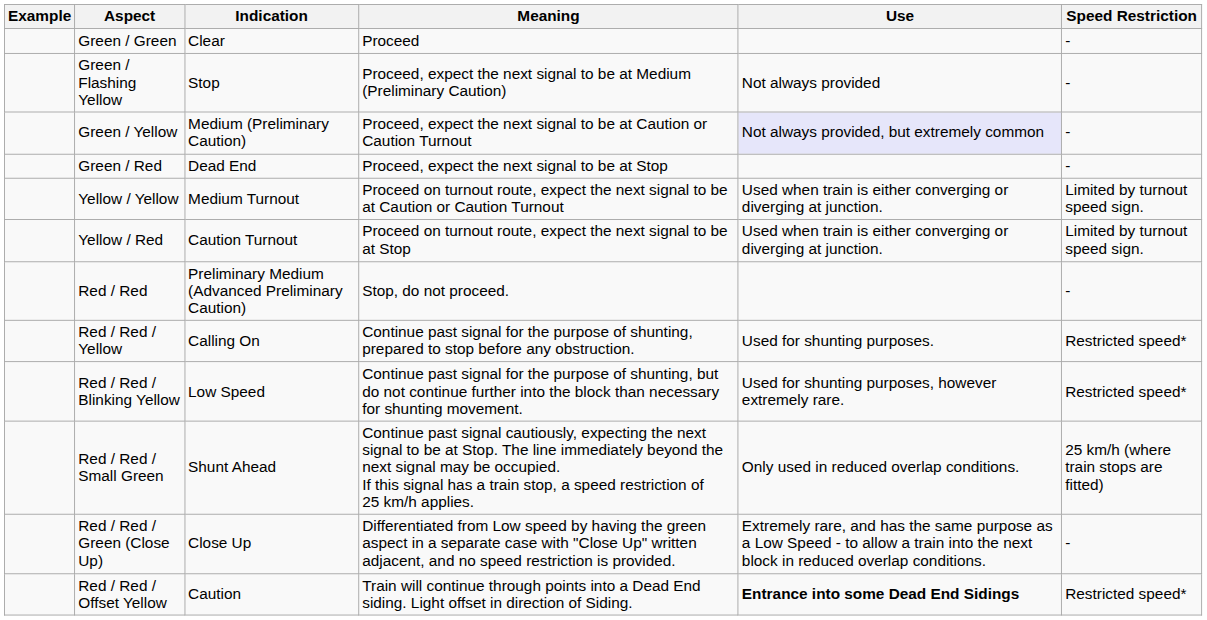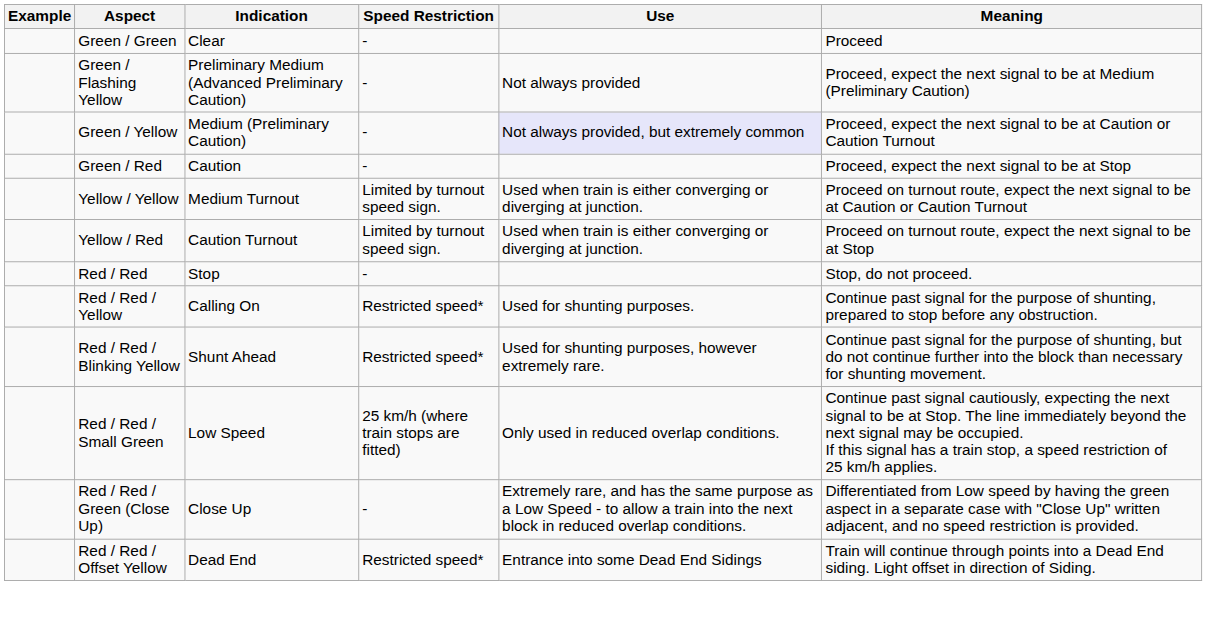columns swapped: (548, 16) <-> (1132, 16)
(204, 82) Stop -> (265, 82) Preliminary Medium (Advanced Preliminary Caution)
(222, 165) Dead End -> (215, 165) Caution
(265, 290) Preliminary Medium (Advanced Preliminary Caution) -> (204, 273) Stop
(227, 391) Low Speed -> (232, 356) Shunt Ahead
(232, 467) Shunt Ahead -> (227, 433) Low Speed
(215, 594) Caution -> (222, 559) Dead End
(881, 594) bold -> (632, 559) normal
